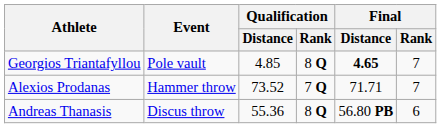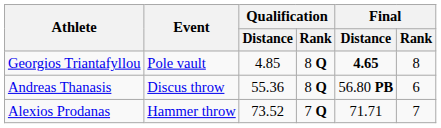(416, 63) 7 -> (416, 63) 8
rows swapped: (60, 111) <-> (59, 87)
